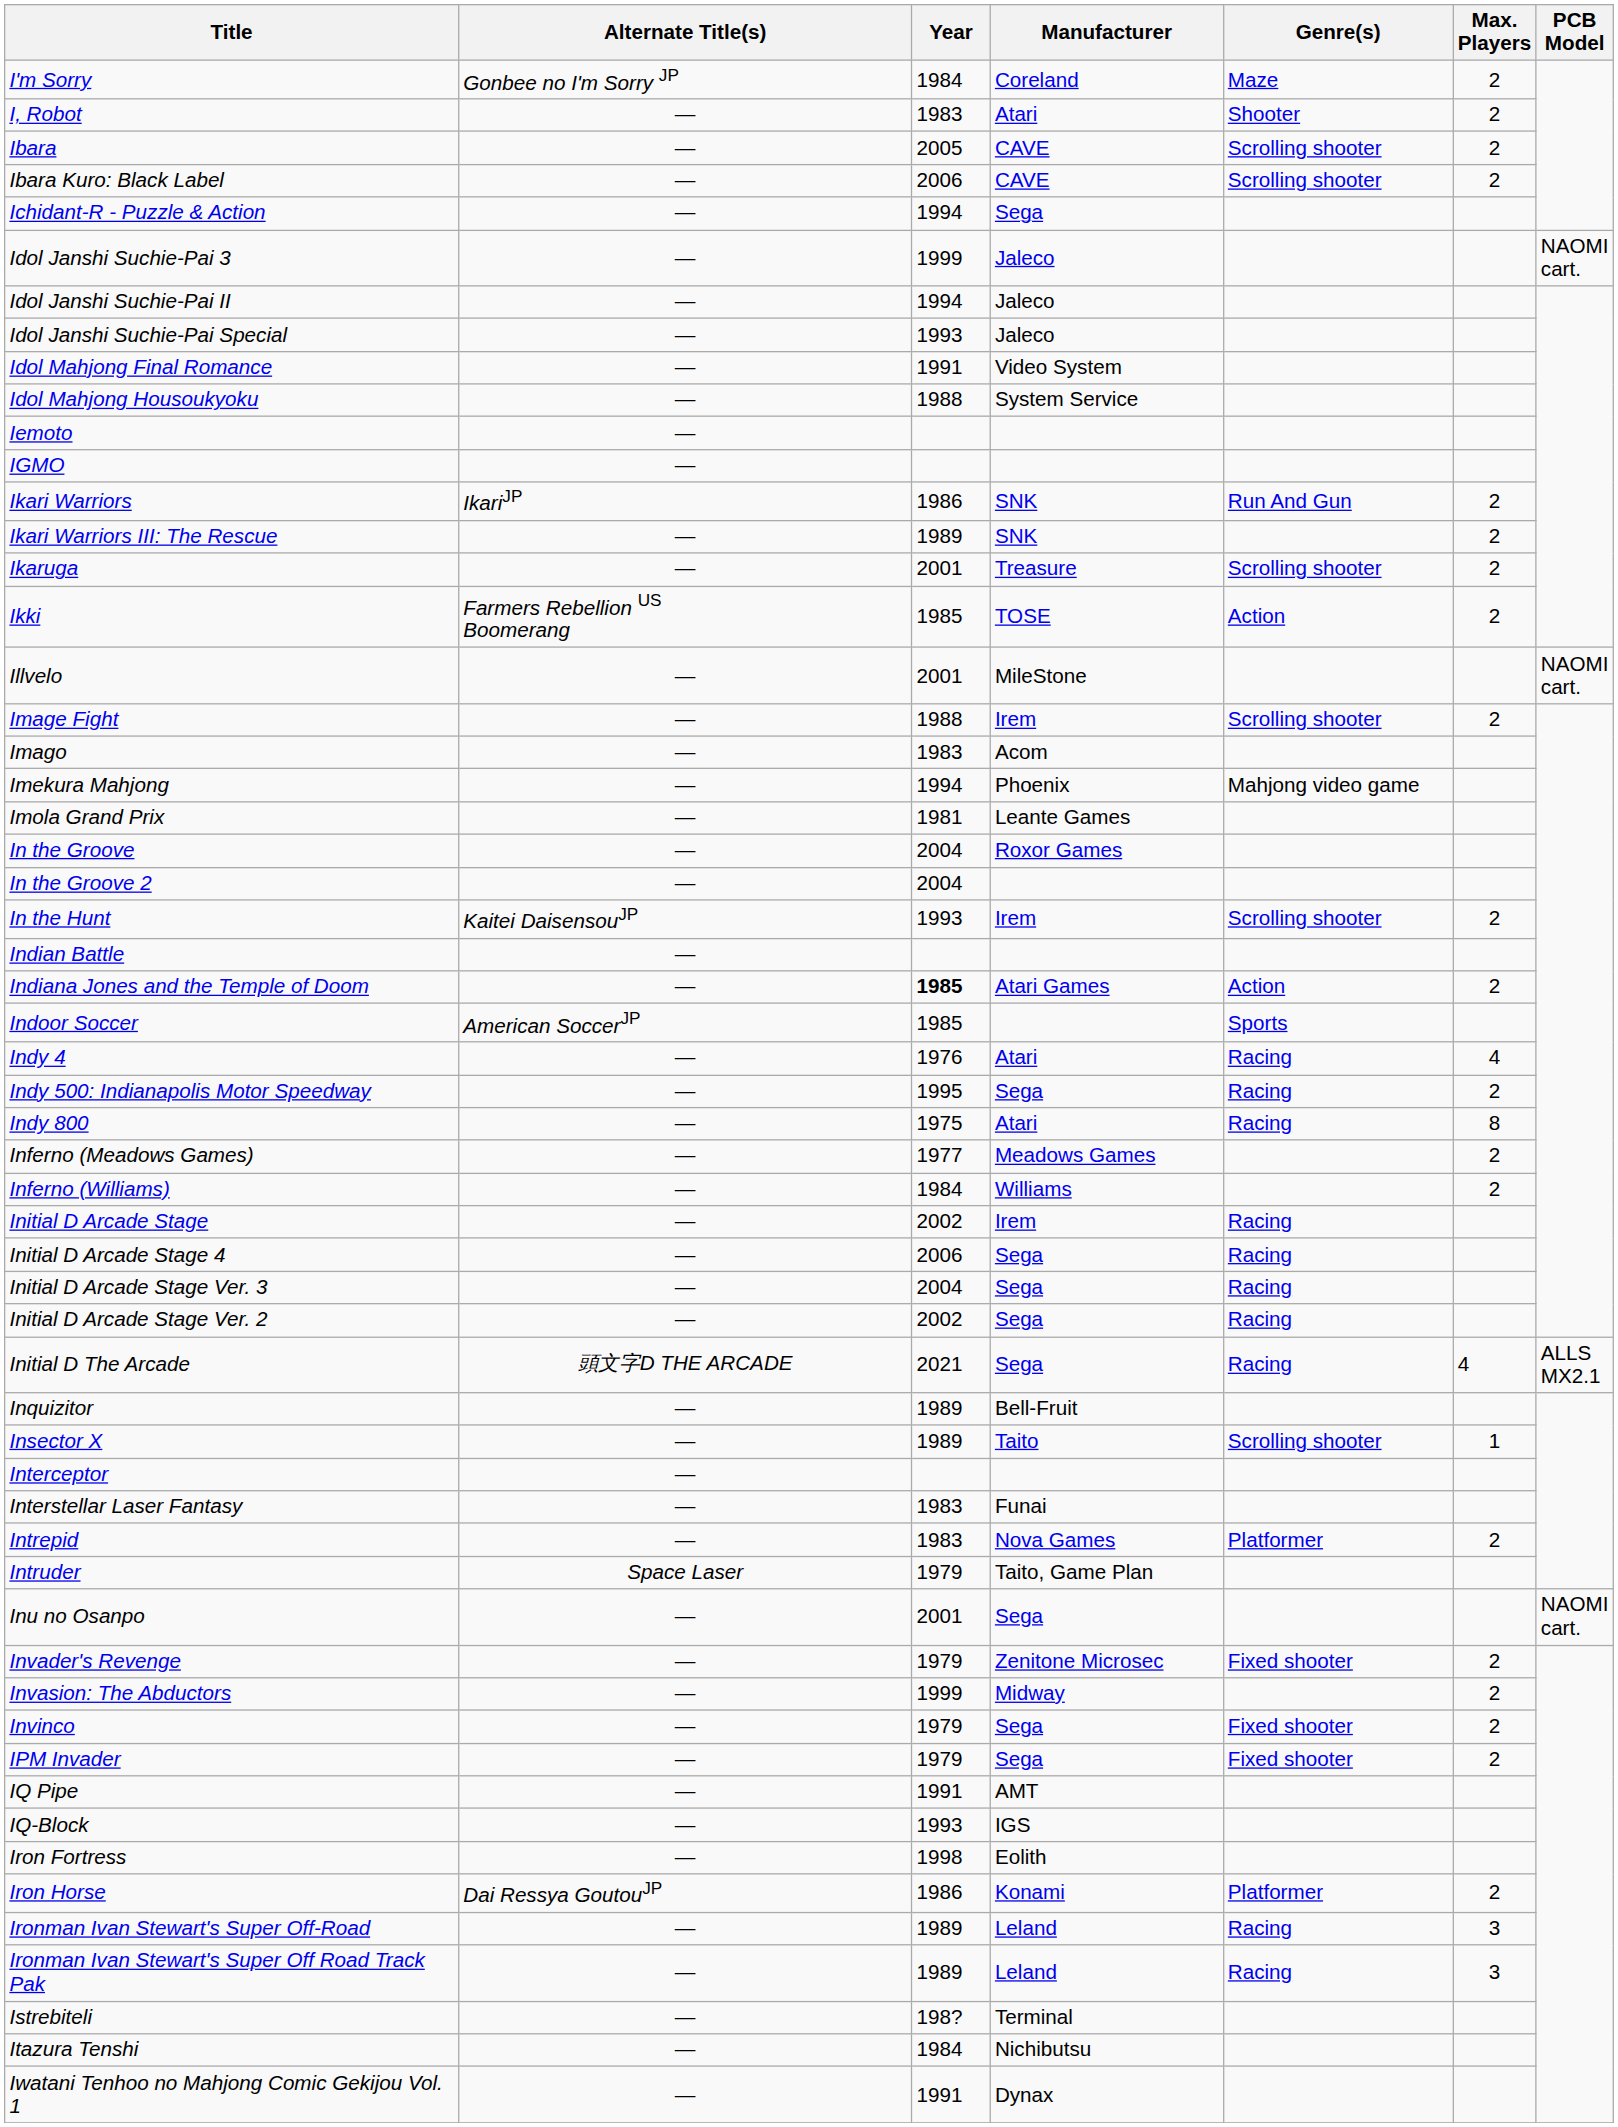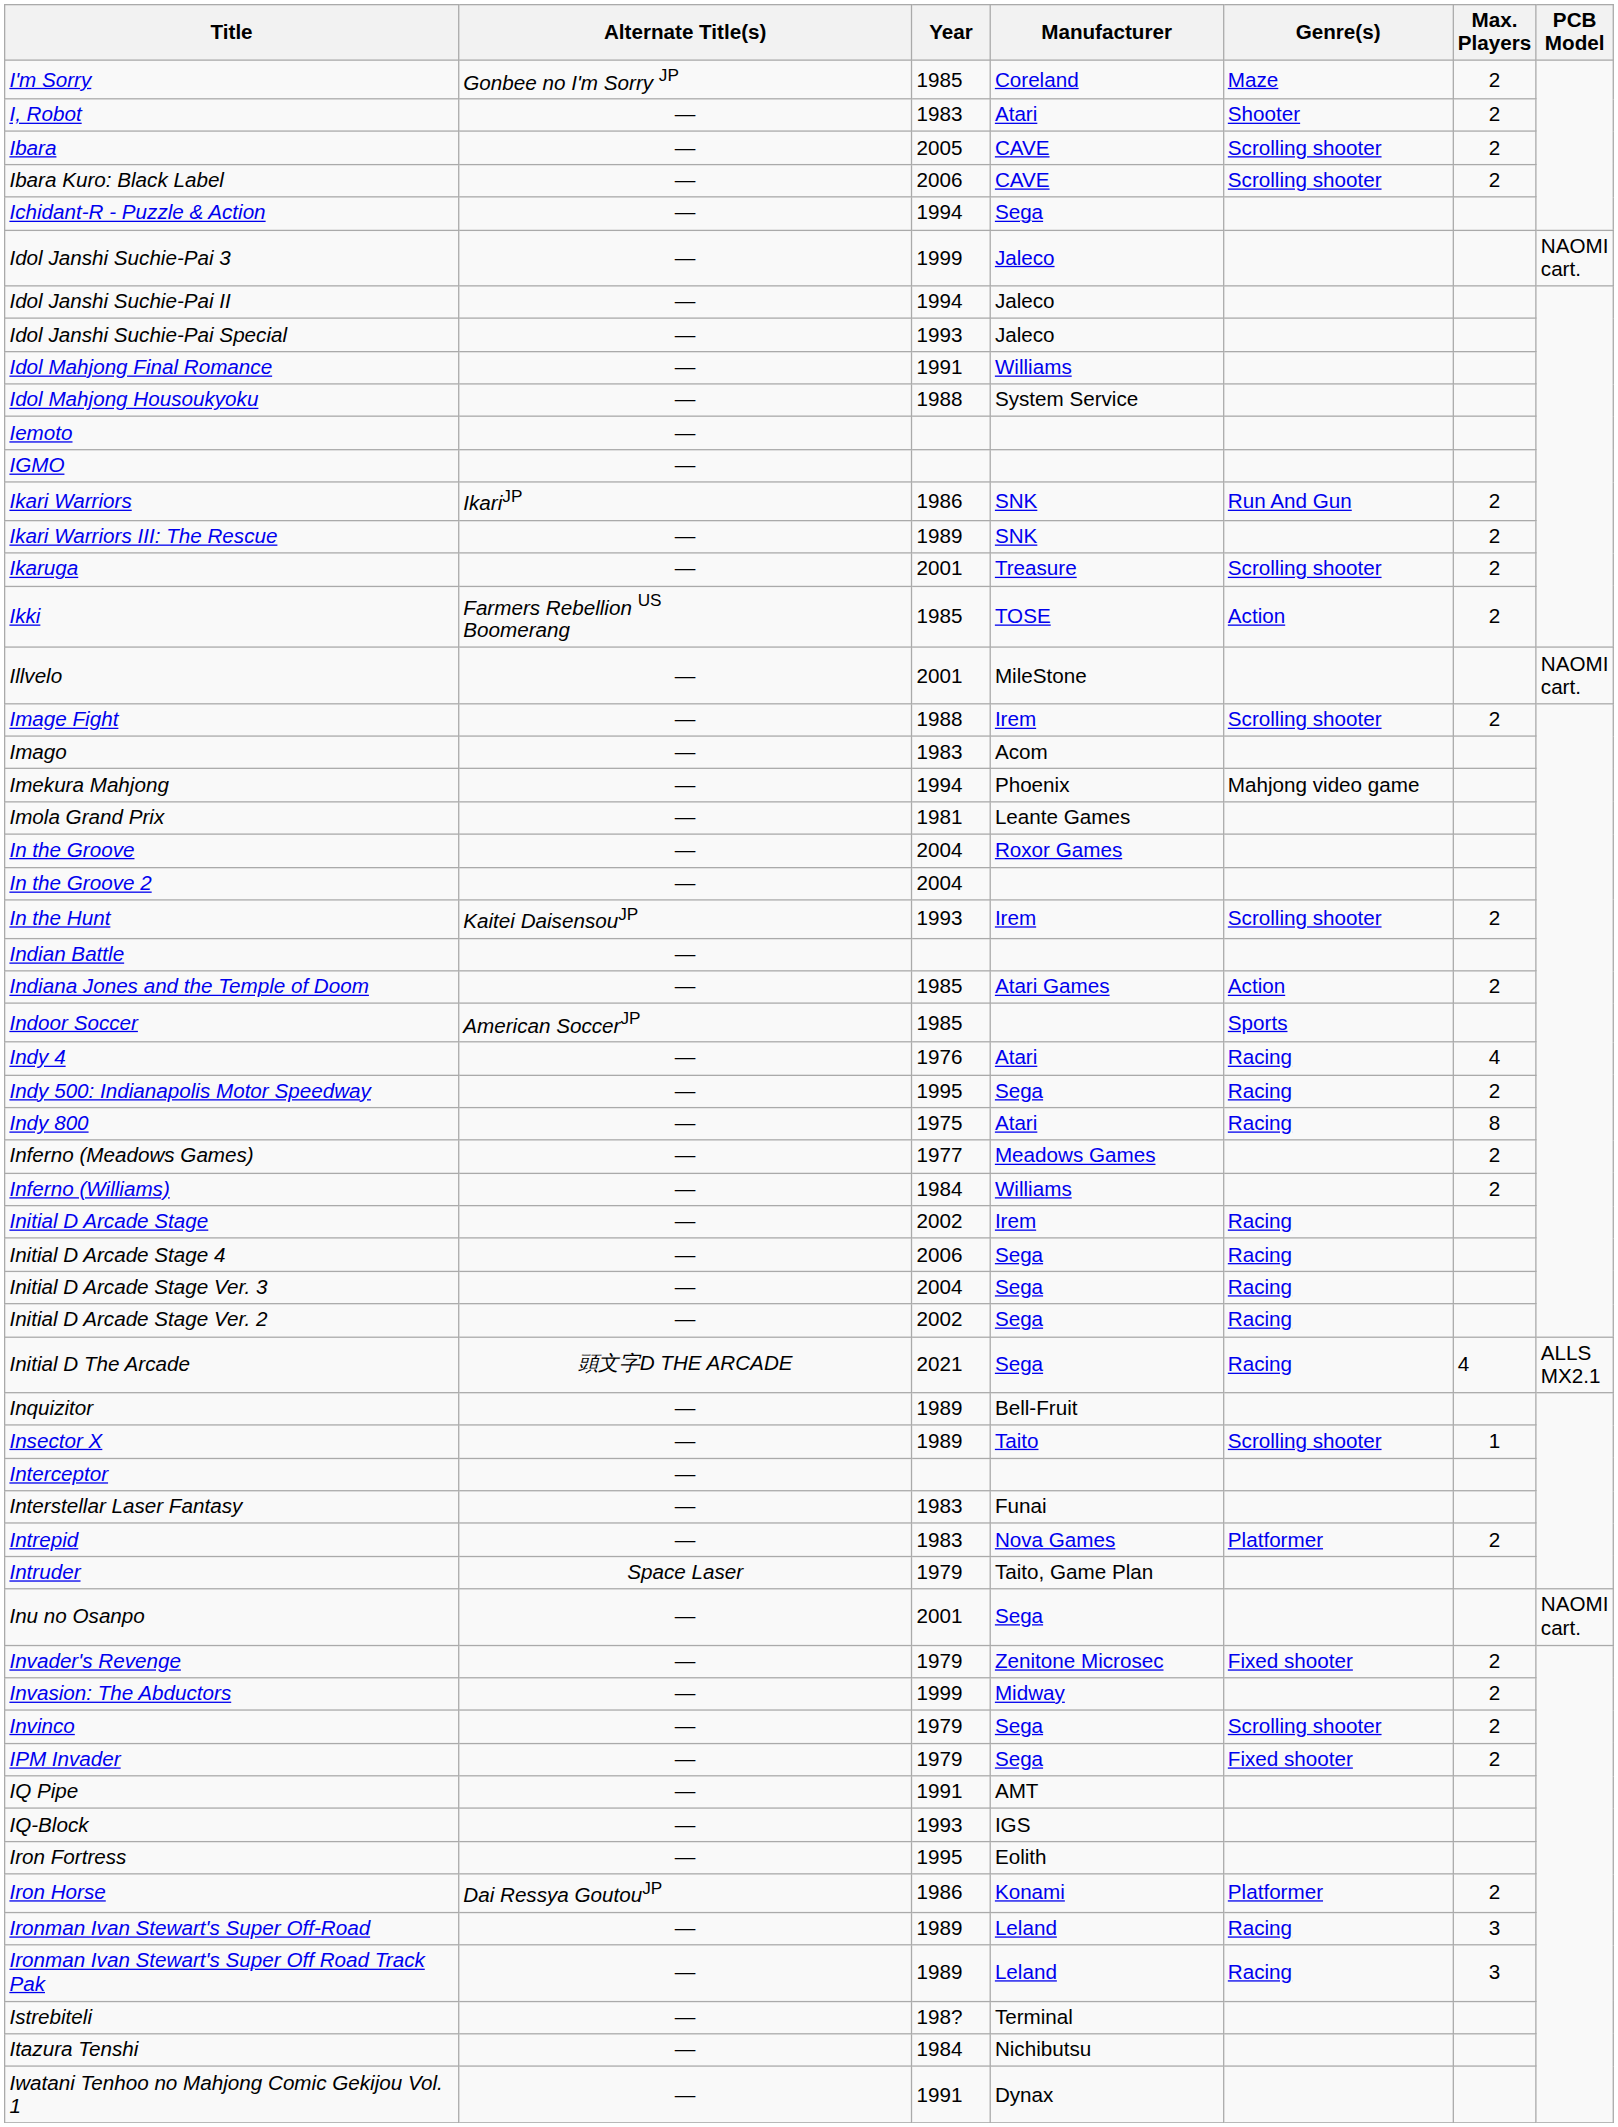(939, 79) 1984 -> (939, 79) 1985
(1058, 367) Video System -> (1033, 367) Williams
(939, 987) bold -> (939, 987) normal
(1290, 1726) Fixed shooter -> (1305, 1726) Scrolling shooter
(939, 1857) 1998 -> (939, 1857) 1995
